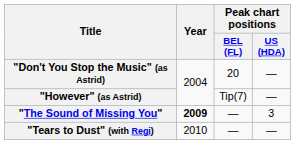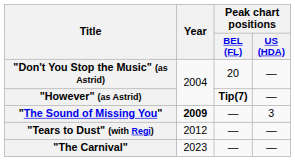(233, 97) normal -> (233, 97) bold
(195, 131) 2010 -> (195, 131) 2012
+ row: (91, 148)
